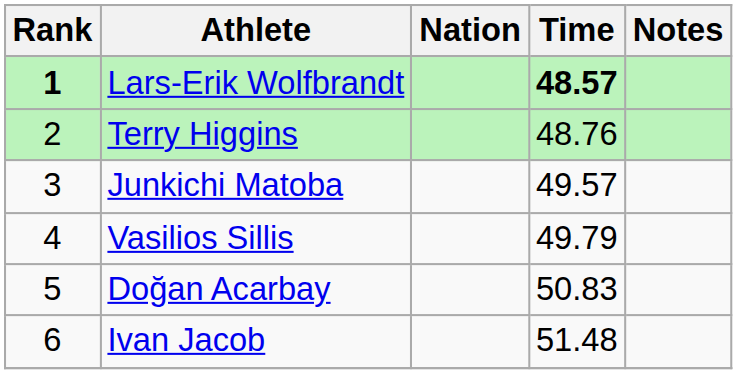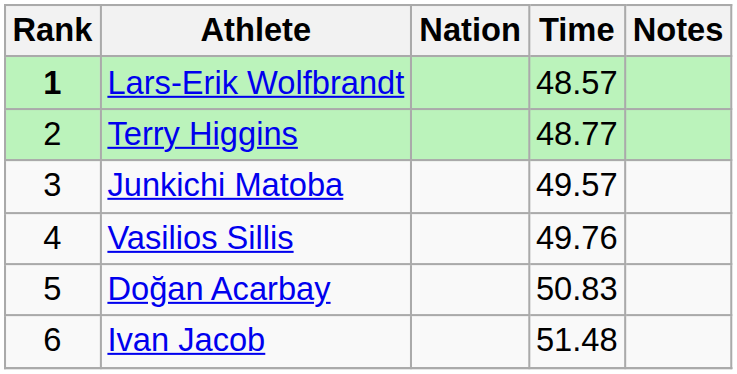(577, 82) bold -> (577, 82) normal
(577, 133) 48.76 -> (577, 133) 48.77
(577, 237) 49.79 -> (577, 237) 49.76
